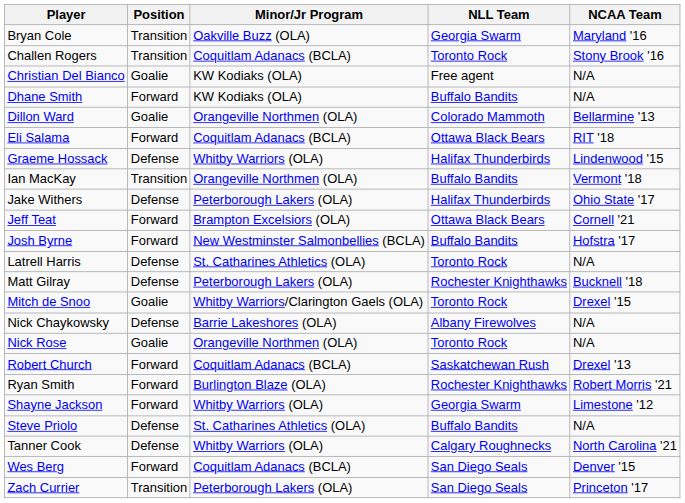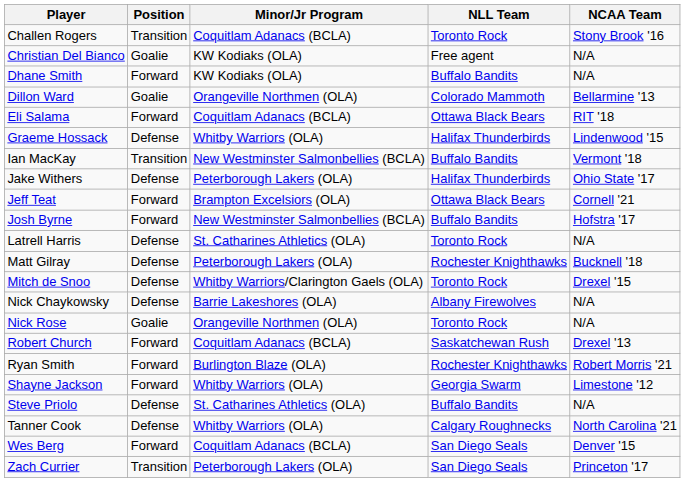- row: (39, 35)
(275, 179) Orangeville Northmen (OLA) -> (309, 158) New Westminster Salmonbellies (BCLA)
(150, 302) Goalie -> (155, 281) Defense
